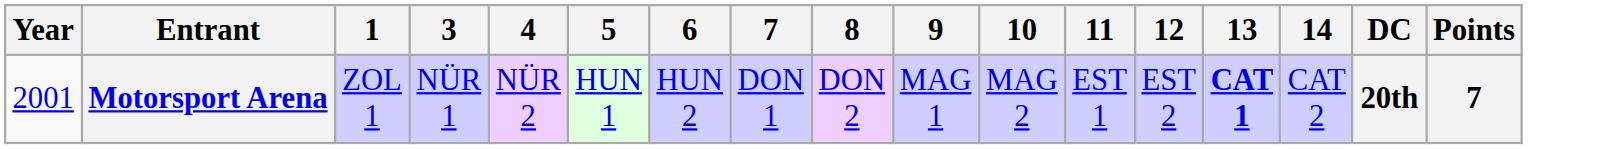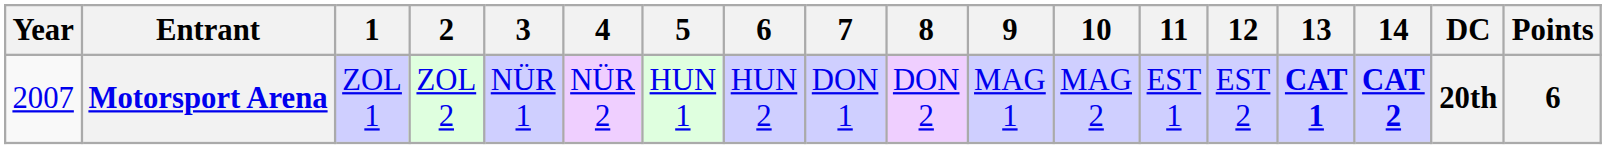+ column: (446, 29)
(43, 98) 2001 -> (43, 98) 2007
(1317, 98) normal -> (1393, 98) bold
(1474, 98) 7 -> (1553, 98) 6
